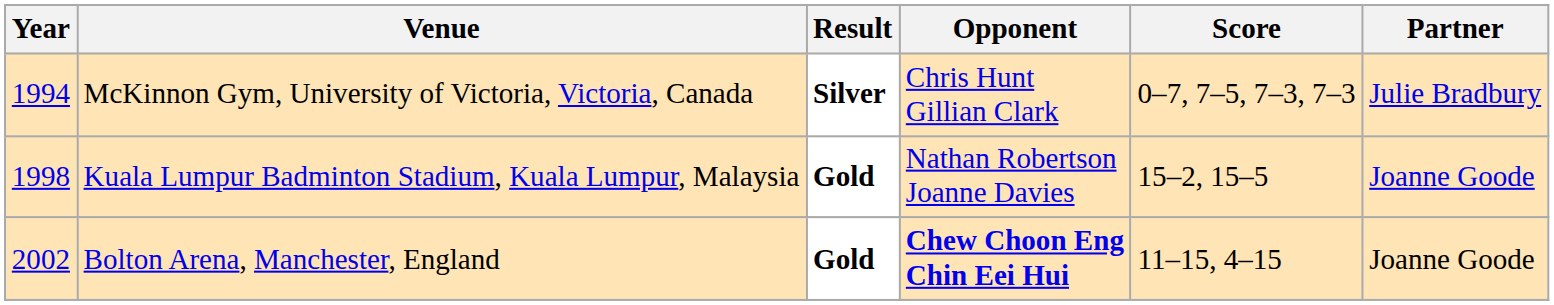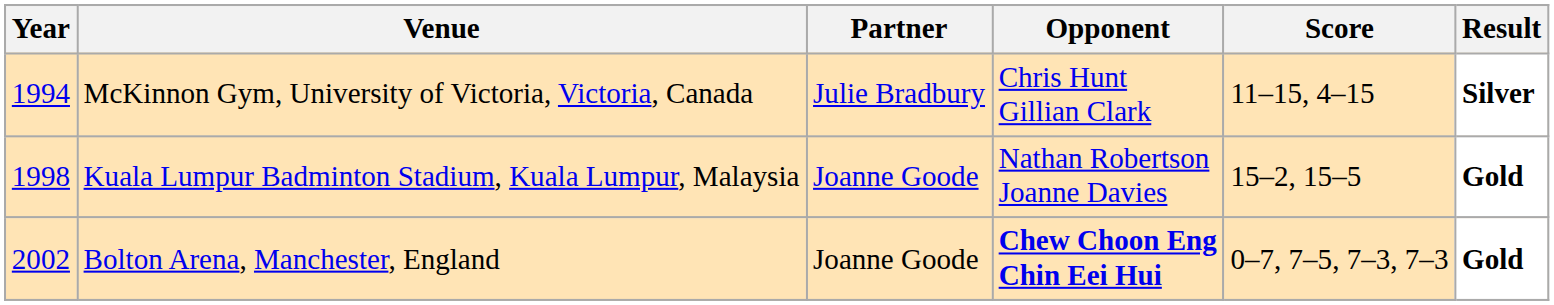columns swapped: (1455, 28) <-> (853, 28)
(1247, 94) 0–7, 7–5, 7–3, 7–3 -> (1303, 94) 11–15, 4–15
(1210, 258) 11–15, 4–15 -> (1339, 258) 0–7, 7–5, 7–3, 7–3
